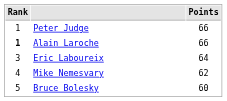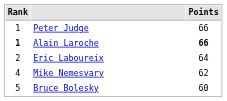(204, 43) normal -> (204, 43) bold
(18, 58) 3 -> (18, 58) 2
